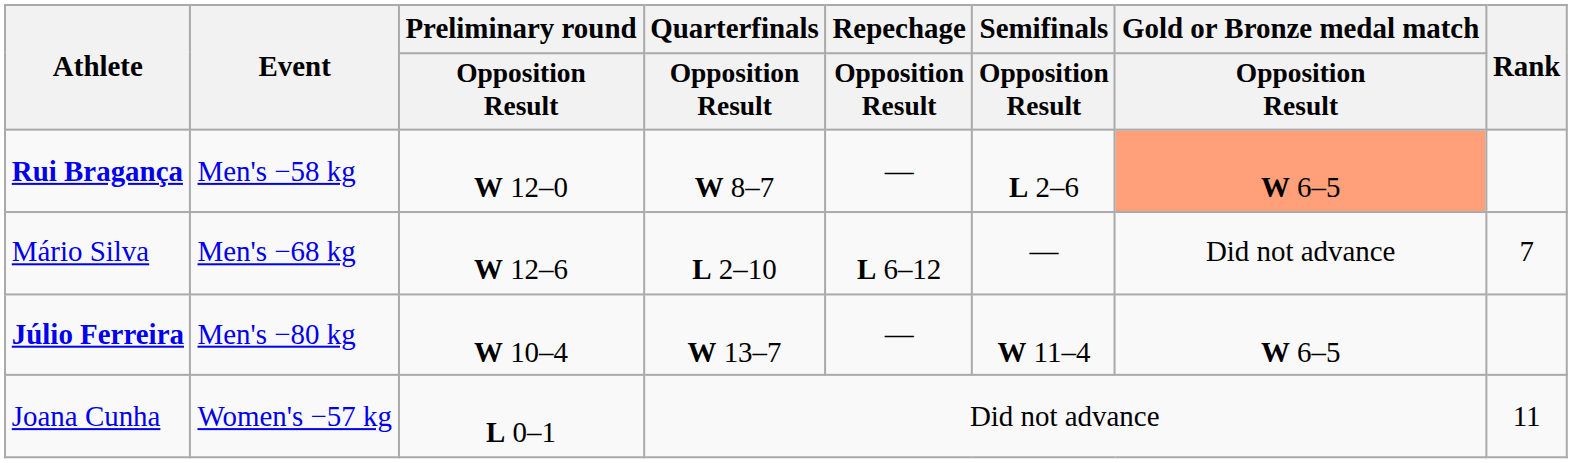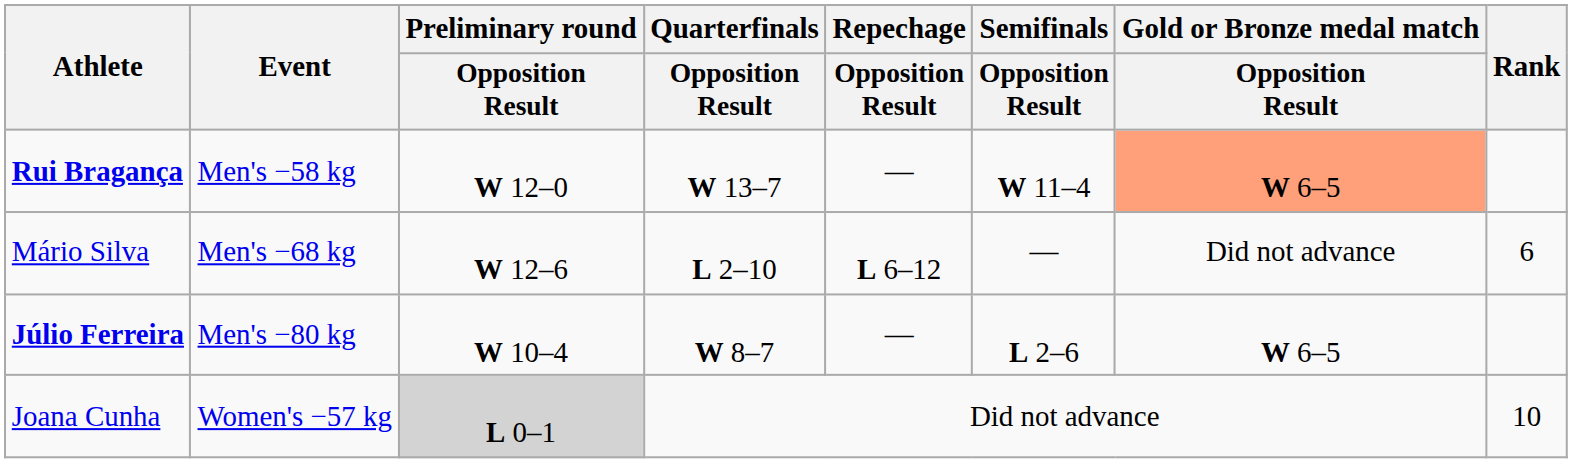(734, 187) W 8–7 -> (735, 187) W 13–7
(1044, 187) L 2–6 -> (1044, 187) W 11–4
(1527, 252) 7 -> (1527, 252) 6
(735, 351) W 13–7 -> (734, 351) W 8–7
(1044, 351) W 11–4 -> (1044, 351) L 2–6
(521, 433) no background -> (521, 433) lightgrey background
(1527, 416) 11 -> (1527, 416) 10
